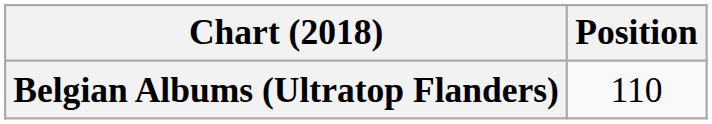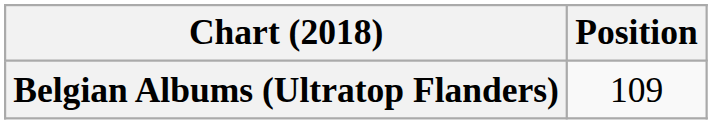(637, 88) 110 -> (637, 88) 109
